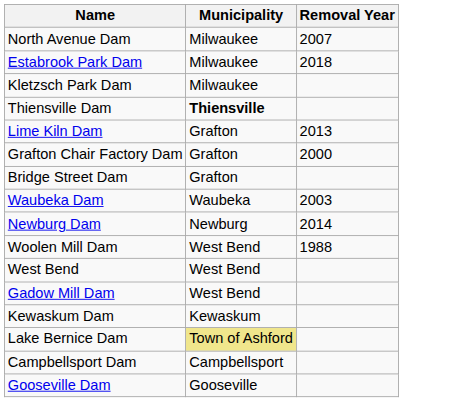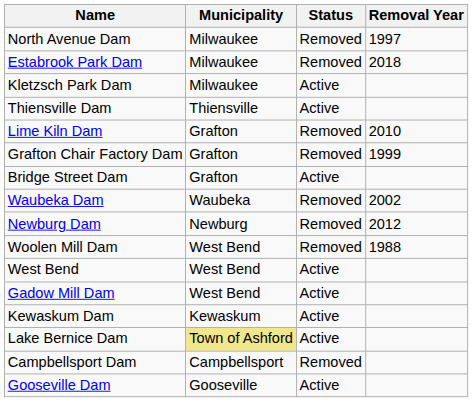+ column: (331, 16)
(316, 39) 2007 -> (385, 39) 1997
(227, 108) bold -> (224, 108) normal
(316, 131) 2013 -> (385, 131) 2010
(316, 154) 2000 -> (385, 154) 1999
(316, 200) 2003 -> (385, 200) 2002
(316, 223) 2014 -> (385, 223) 2012
